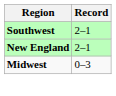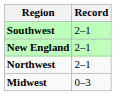+ row: (31, 64)
